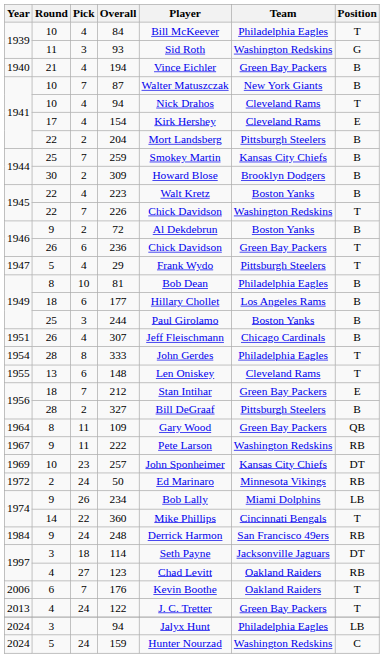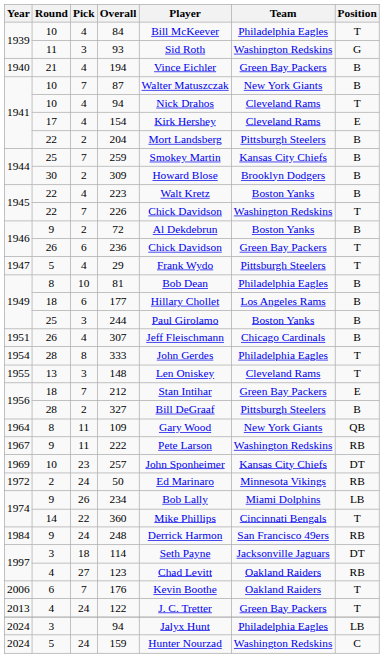(84, 373) 6 -> (84, 373) 3
(283, 427) Green Bay Packers -> (283, 427) New York Giants
